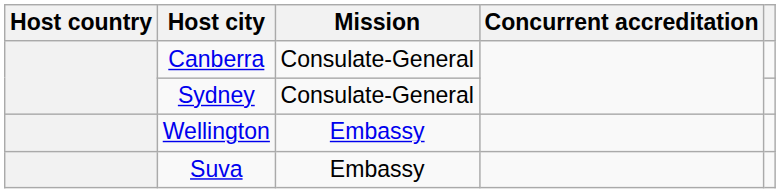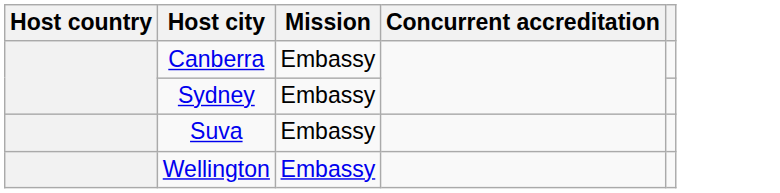(377, 59) Consulate-General -> (328, 59) Embassy
(377, 95) Consulate-General -> (328, 95) Embassy
rows swapped: (216, 168) <-> (216, 132)
